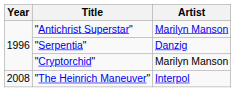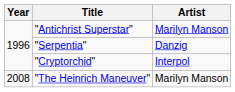(192, 62) Marilyn Manson -> (172, 62) Interpol
(172, 78) Interpol -> (192, 78) Marilyn Manson
